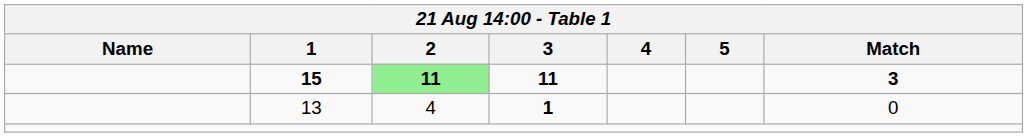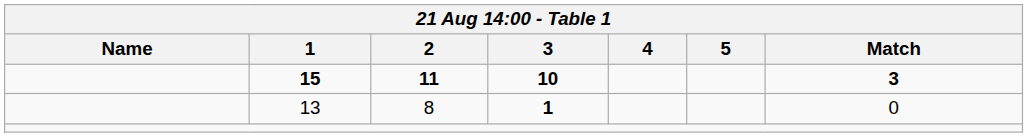(431, 78) lightgreen background -> (429, 78) no background
(548, 78) 11 -> (548, 78) 10
(431, 108) 4 -> (429, 108) 8
